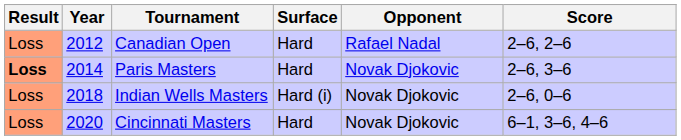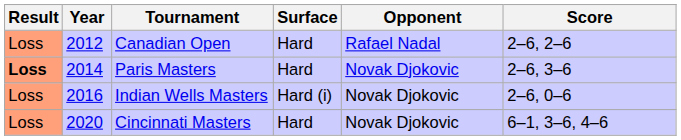(85, 95) 2018 -> (85, 95) 2016
